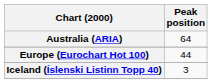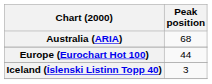(186, 39) 64 -> (186, 39) 68
